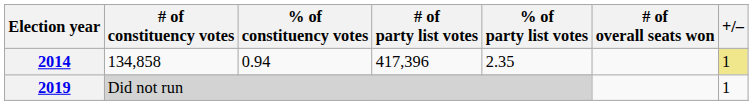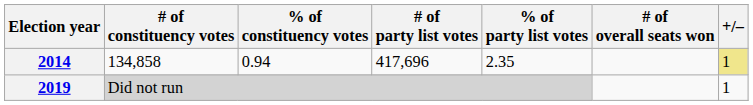(402, 61) 417,396 -> (402, 61) 417,696
